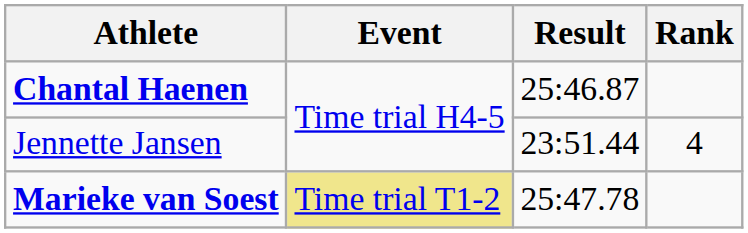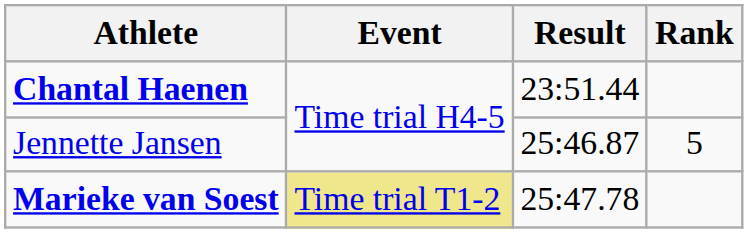(580, 88) 25:46.87 -> (580, 88) 23:51.44
(580, 143) 23:51.44 -> (580, 143) 25:46.87
(694, 143) 4 -> (694, 143) 5
